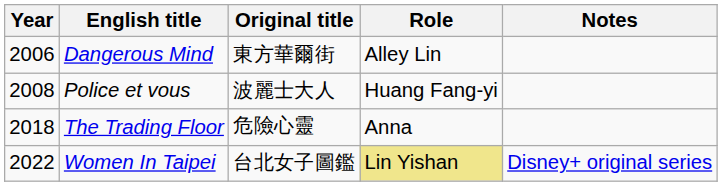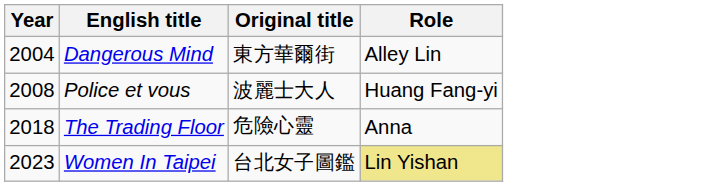- column: (610, 20)
(32, 54) 2006 -> (32, 54) 2004
(32, 162) 2022 -> (32, 162) 2023
